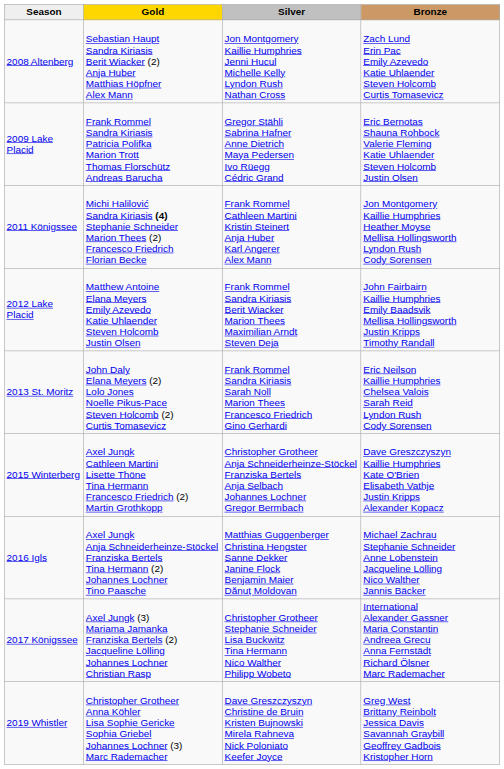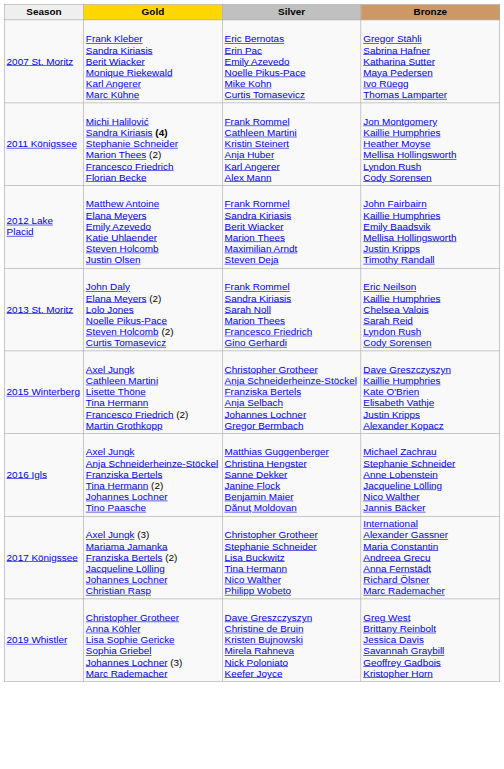+ row: (40, 61)
- row: (40, 61)
- row: (30, 144)
